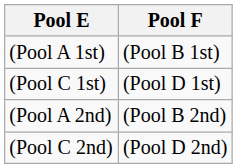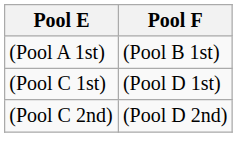- row: (60, 115)
